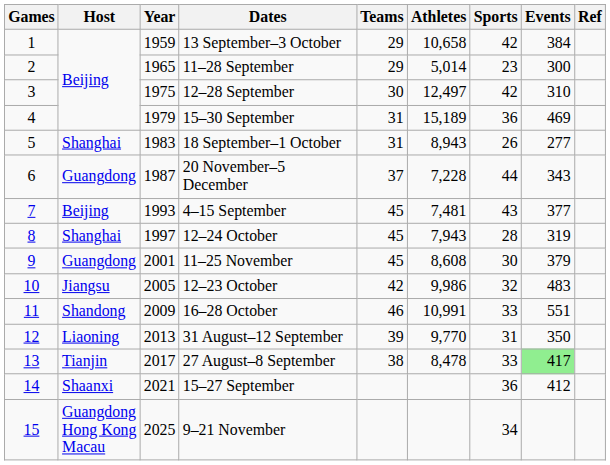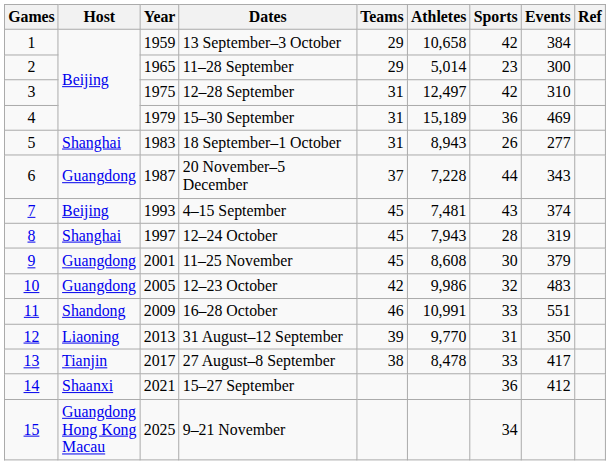(396, 92) 30 -> (396, 92) 31
(559, 210) 377 -> (559, 210) 374
(86, 286) Jiangsu -> (99, 286) Guangdong
(559, 361) lightgreen background -> (559, 361) no background
